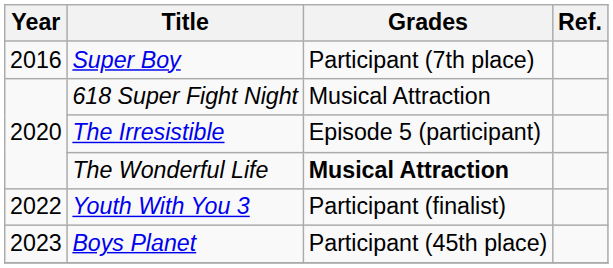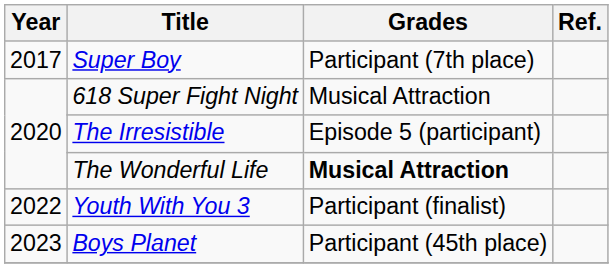(36, 59) 2016 -> (36, 59) 2017
